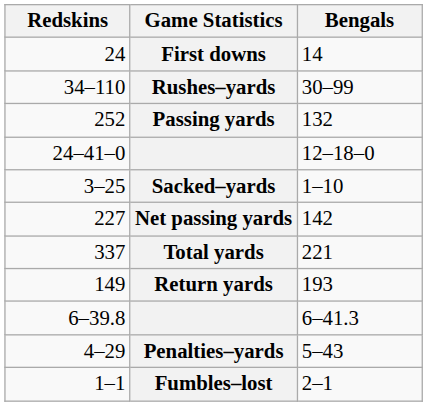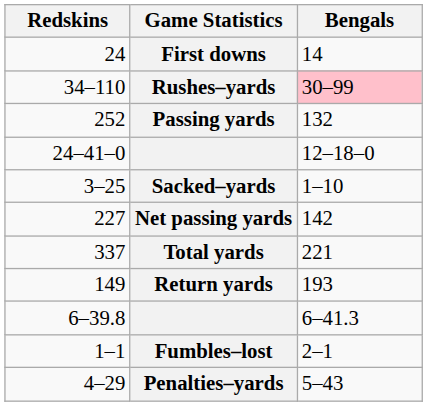(328, 86) no background -> (328, 86) pink background
rows swapped: (110, 383) <-> (105, 350)
